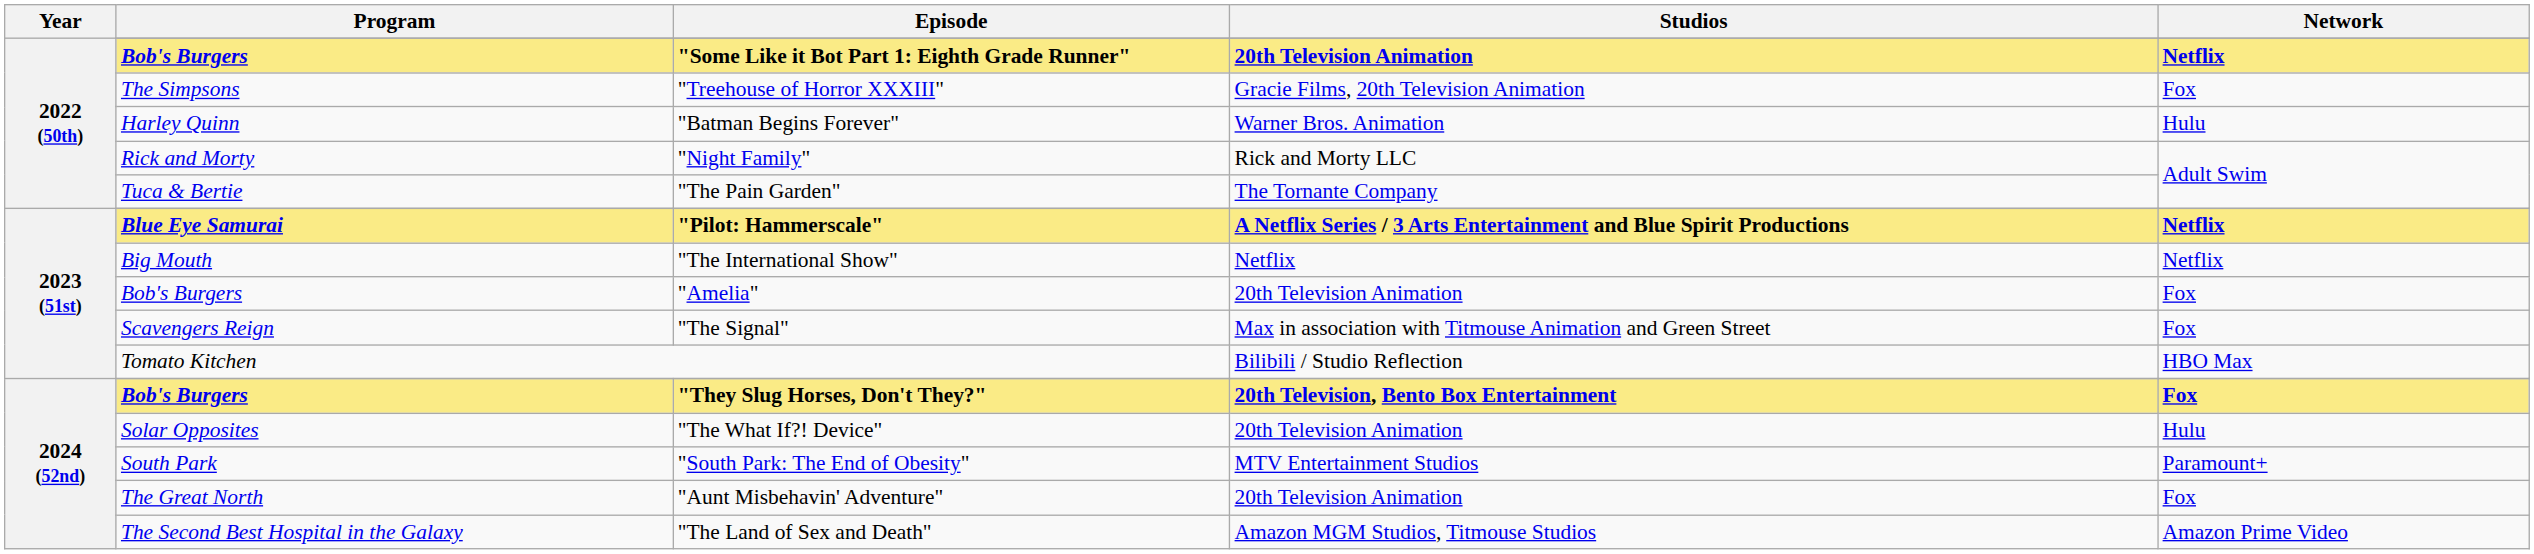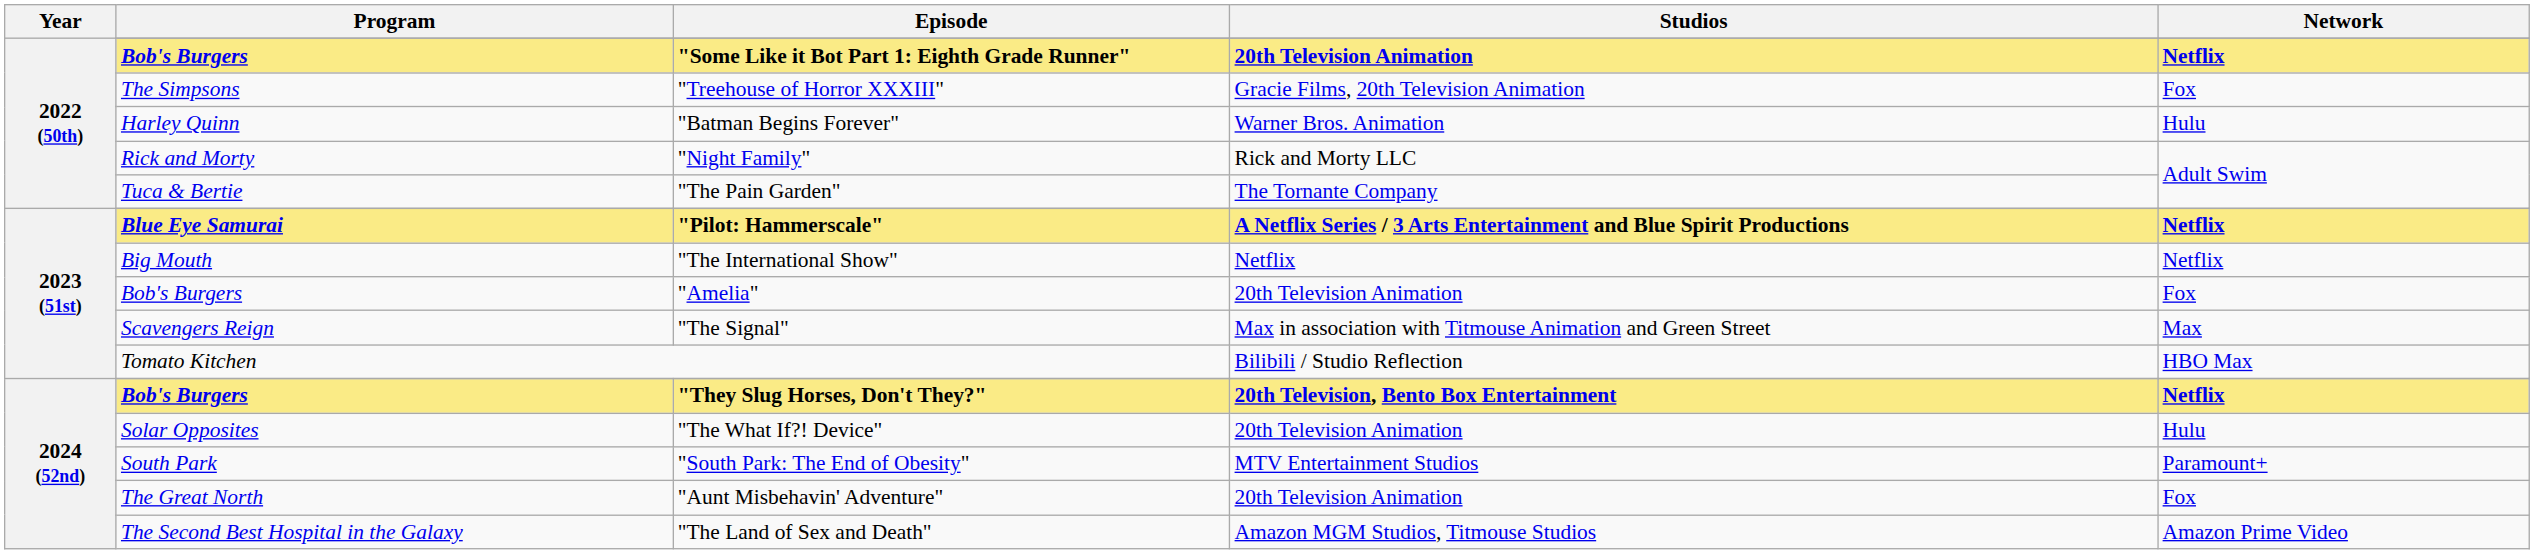(2179, 327) Fox -> (2182, 327) Max
(2180, 395) Fox -> (2194, 395) Netflix
